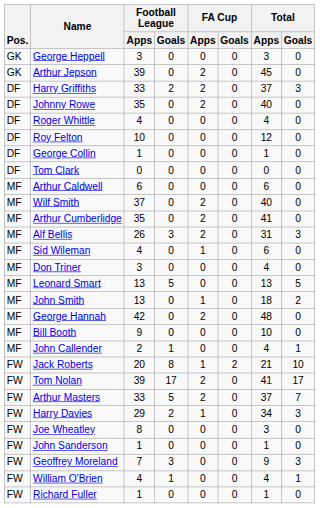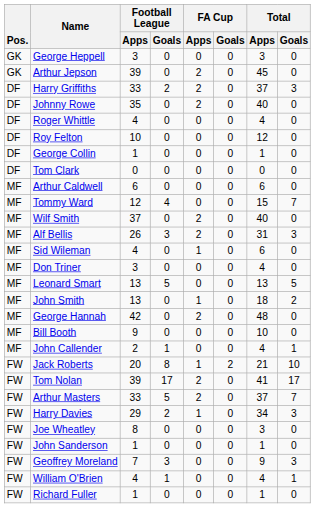+ row: (63, 202)
- row: (77, 219)
